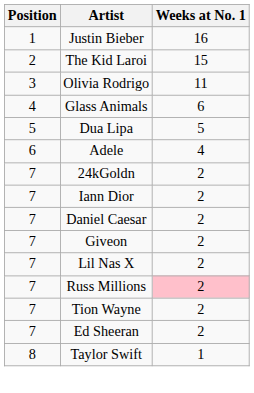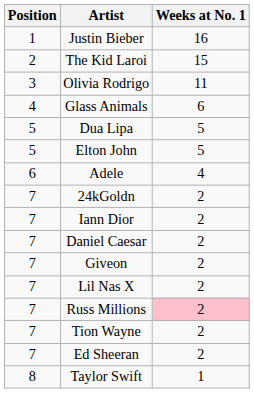+ row: (106, 151)
